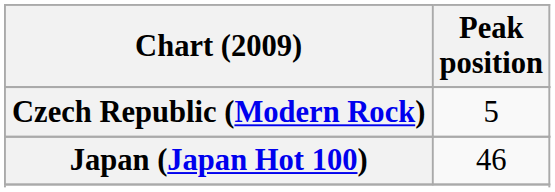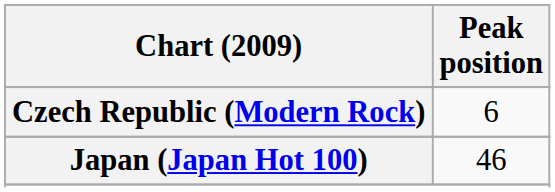(491, 111) 5 -> (491, 111) 6
